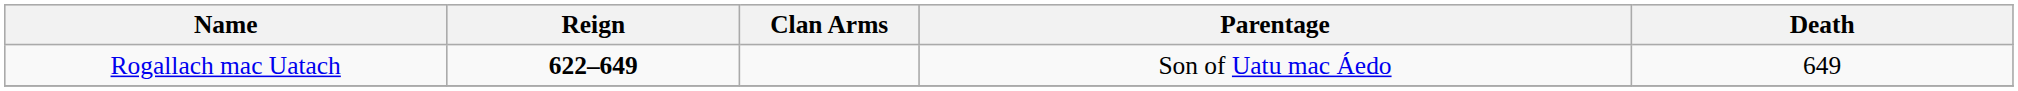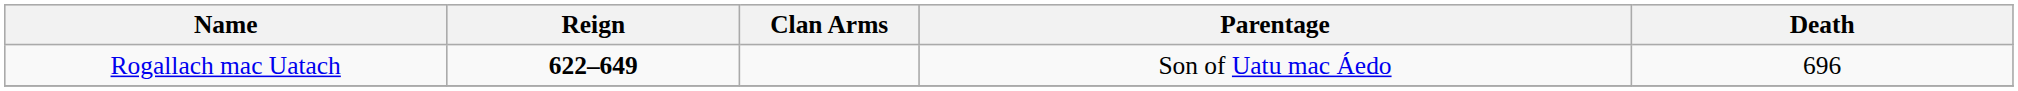(1822, 65) 649 -> (1822, 65) 696
